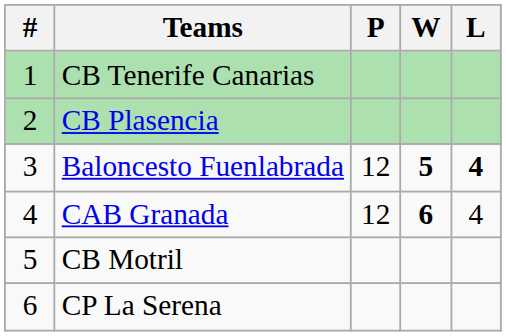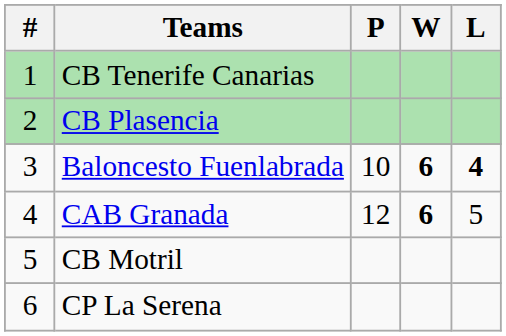(376, 167) 12 -> (376, 167) 10
(426, 167) 5 -> (426, 167) 6
(476, 213) 4 -> (476, 213) 5
